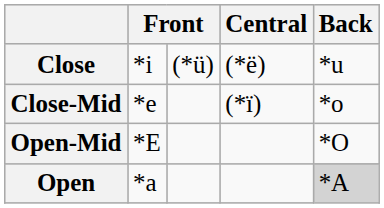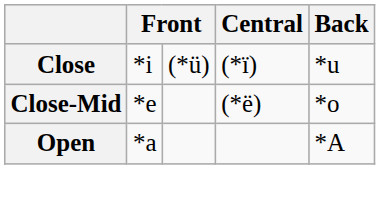(245, 63) (*ë) -> (239, 63) (*ï)
(243, 103) (*ï) -> (241, 103) (*ë)
- row: (66, 143)
(334, 182) lightgrey background -> (330, 143) no background
